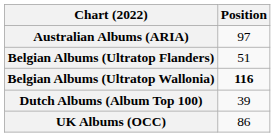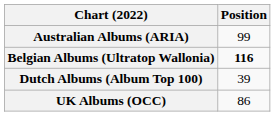(244, 36) 97 -> (244, 36) 99
- row: (111, 57)
